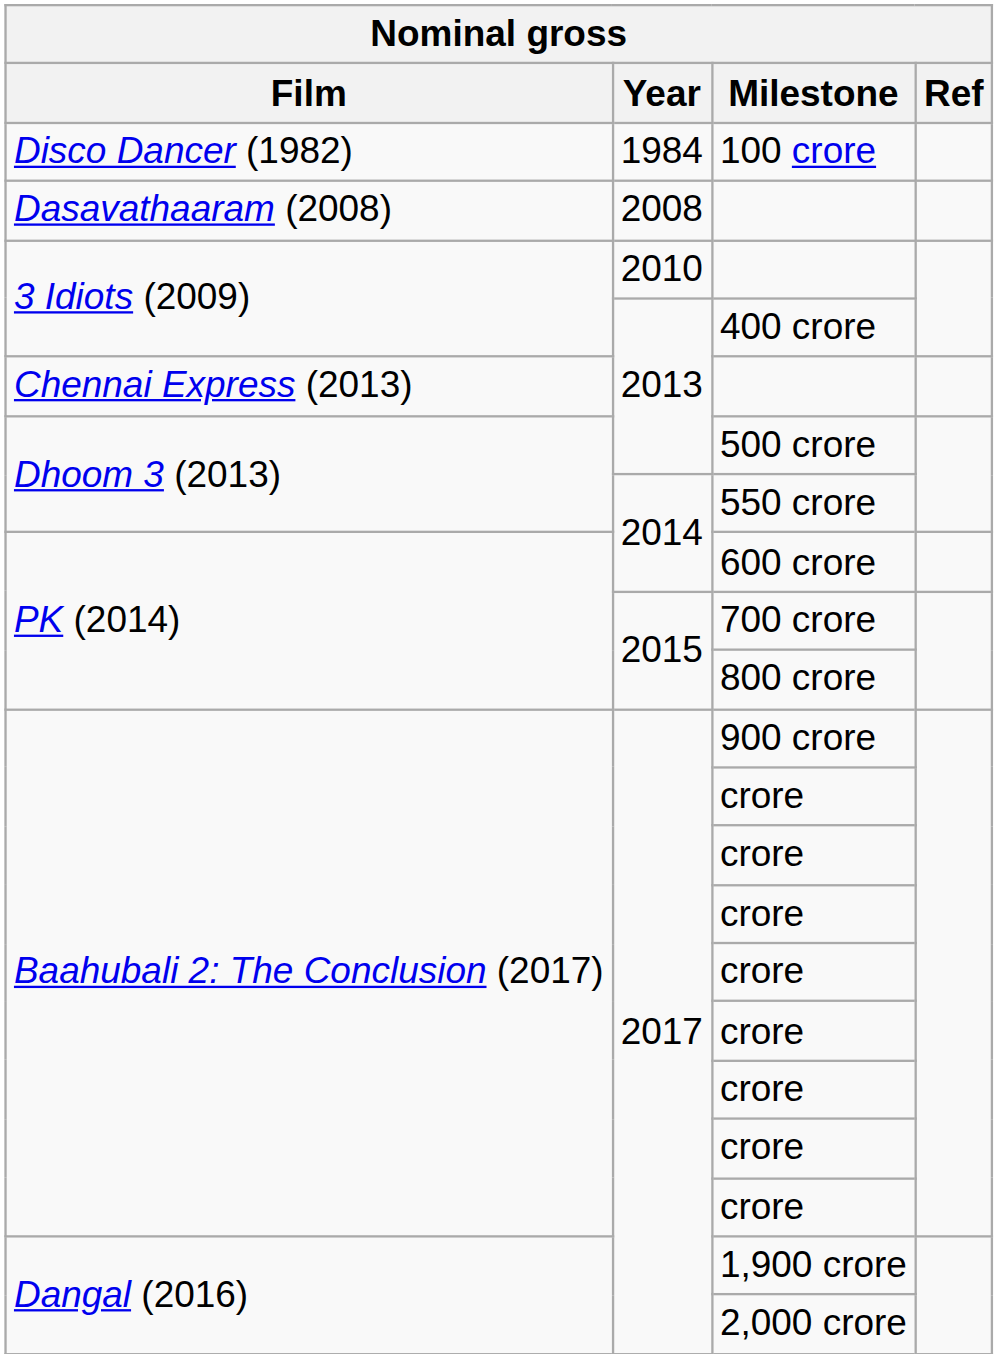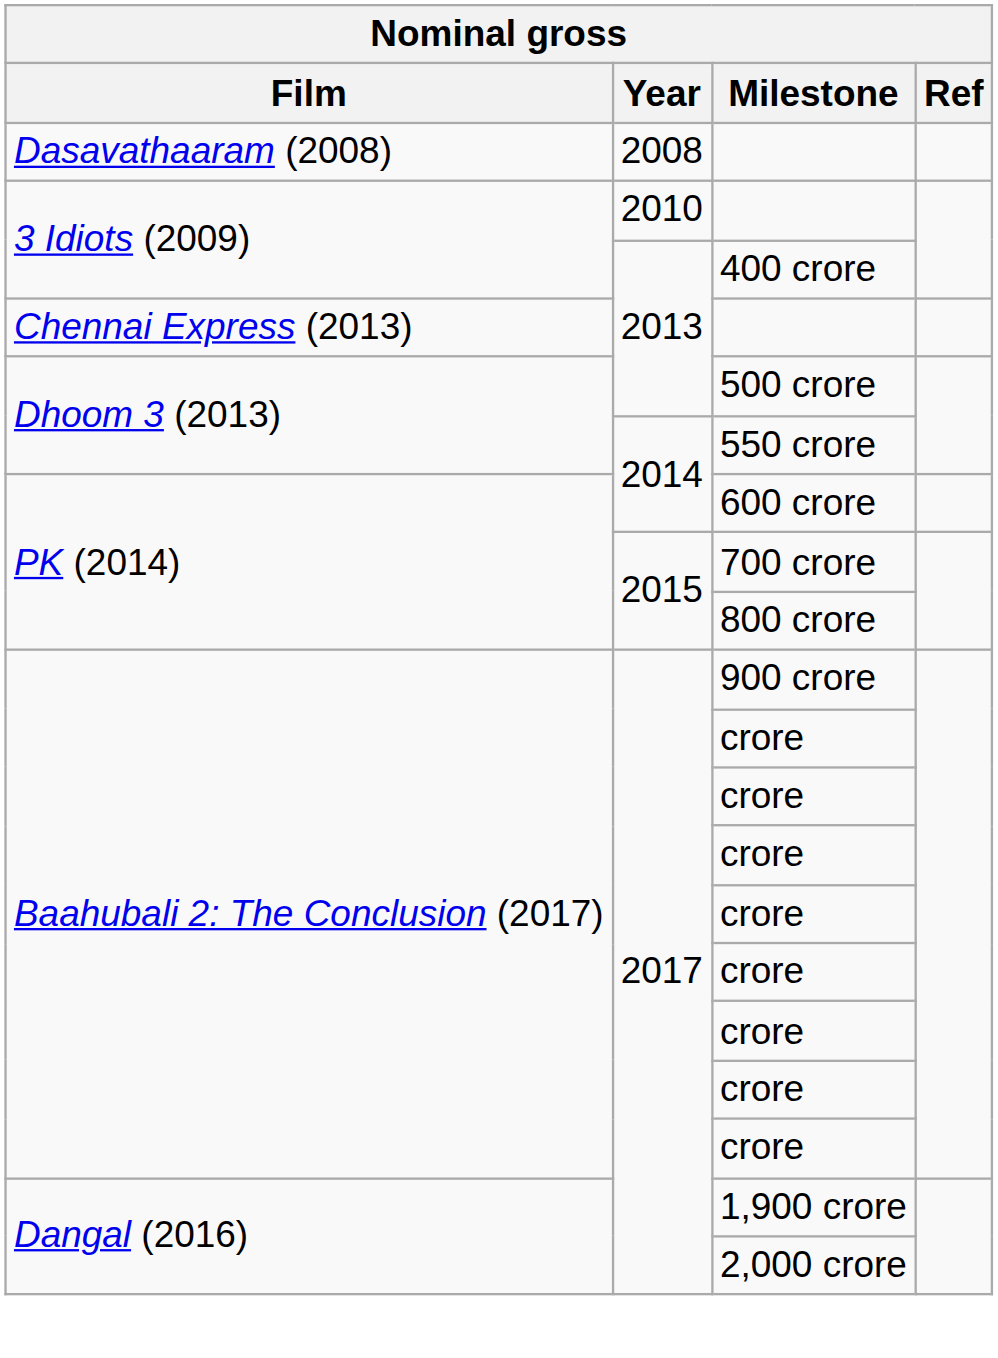- row: (183, 151)
